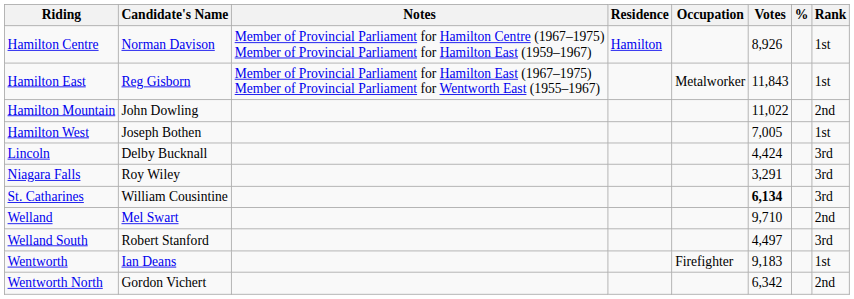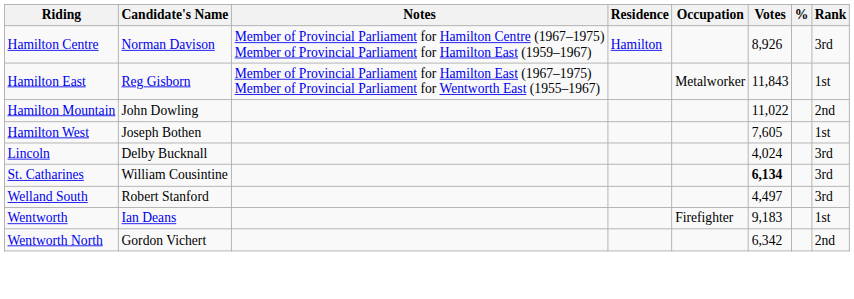(823, 44) 1st -> (824, 44) 3rd
(767, 132) 7,005 -> (767, 132) 7,605
(767, 153) 4,424 -> (767, 153) 4,024
- row: (44, 175)
- row: (30, 218)
